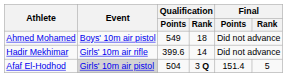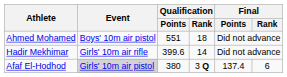(173, 39) 549 -> (173, 39) 551
(173, 66) 504 -> (173, 66) 380
(233, 66) 151.4 -> (233, 66) 137.4
(267, 66) 5 -> (267, 66) 6
